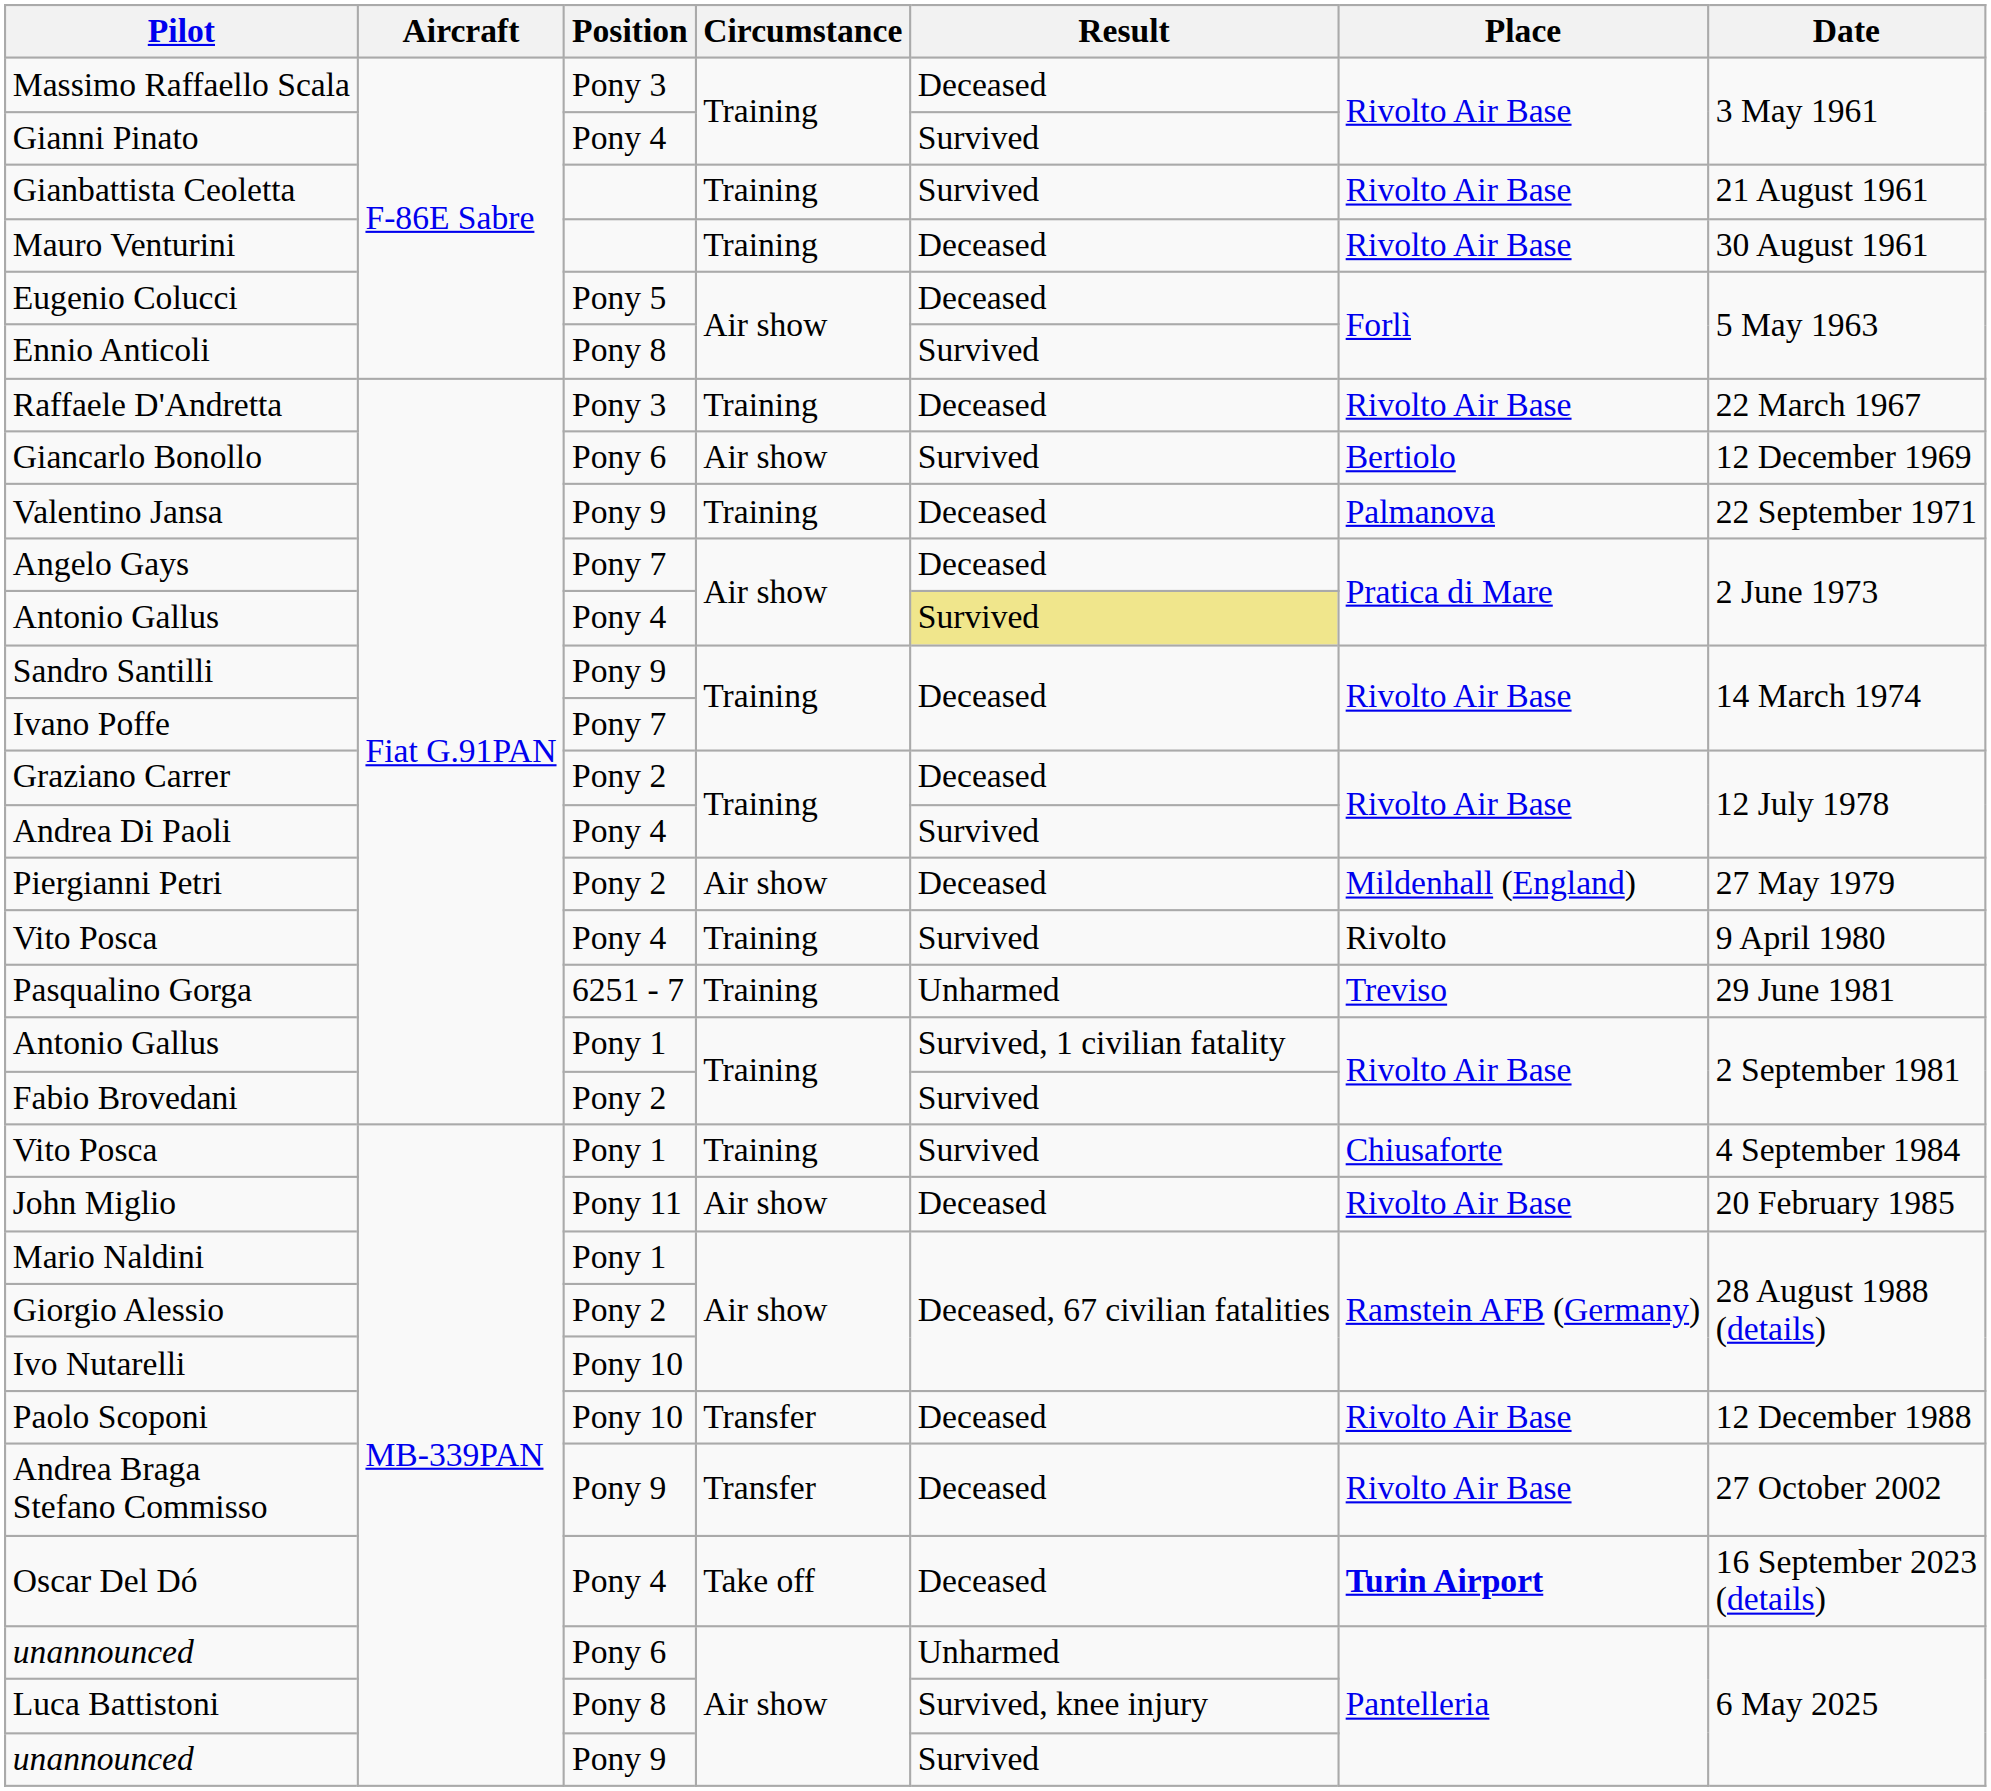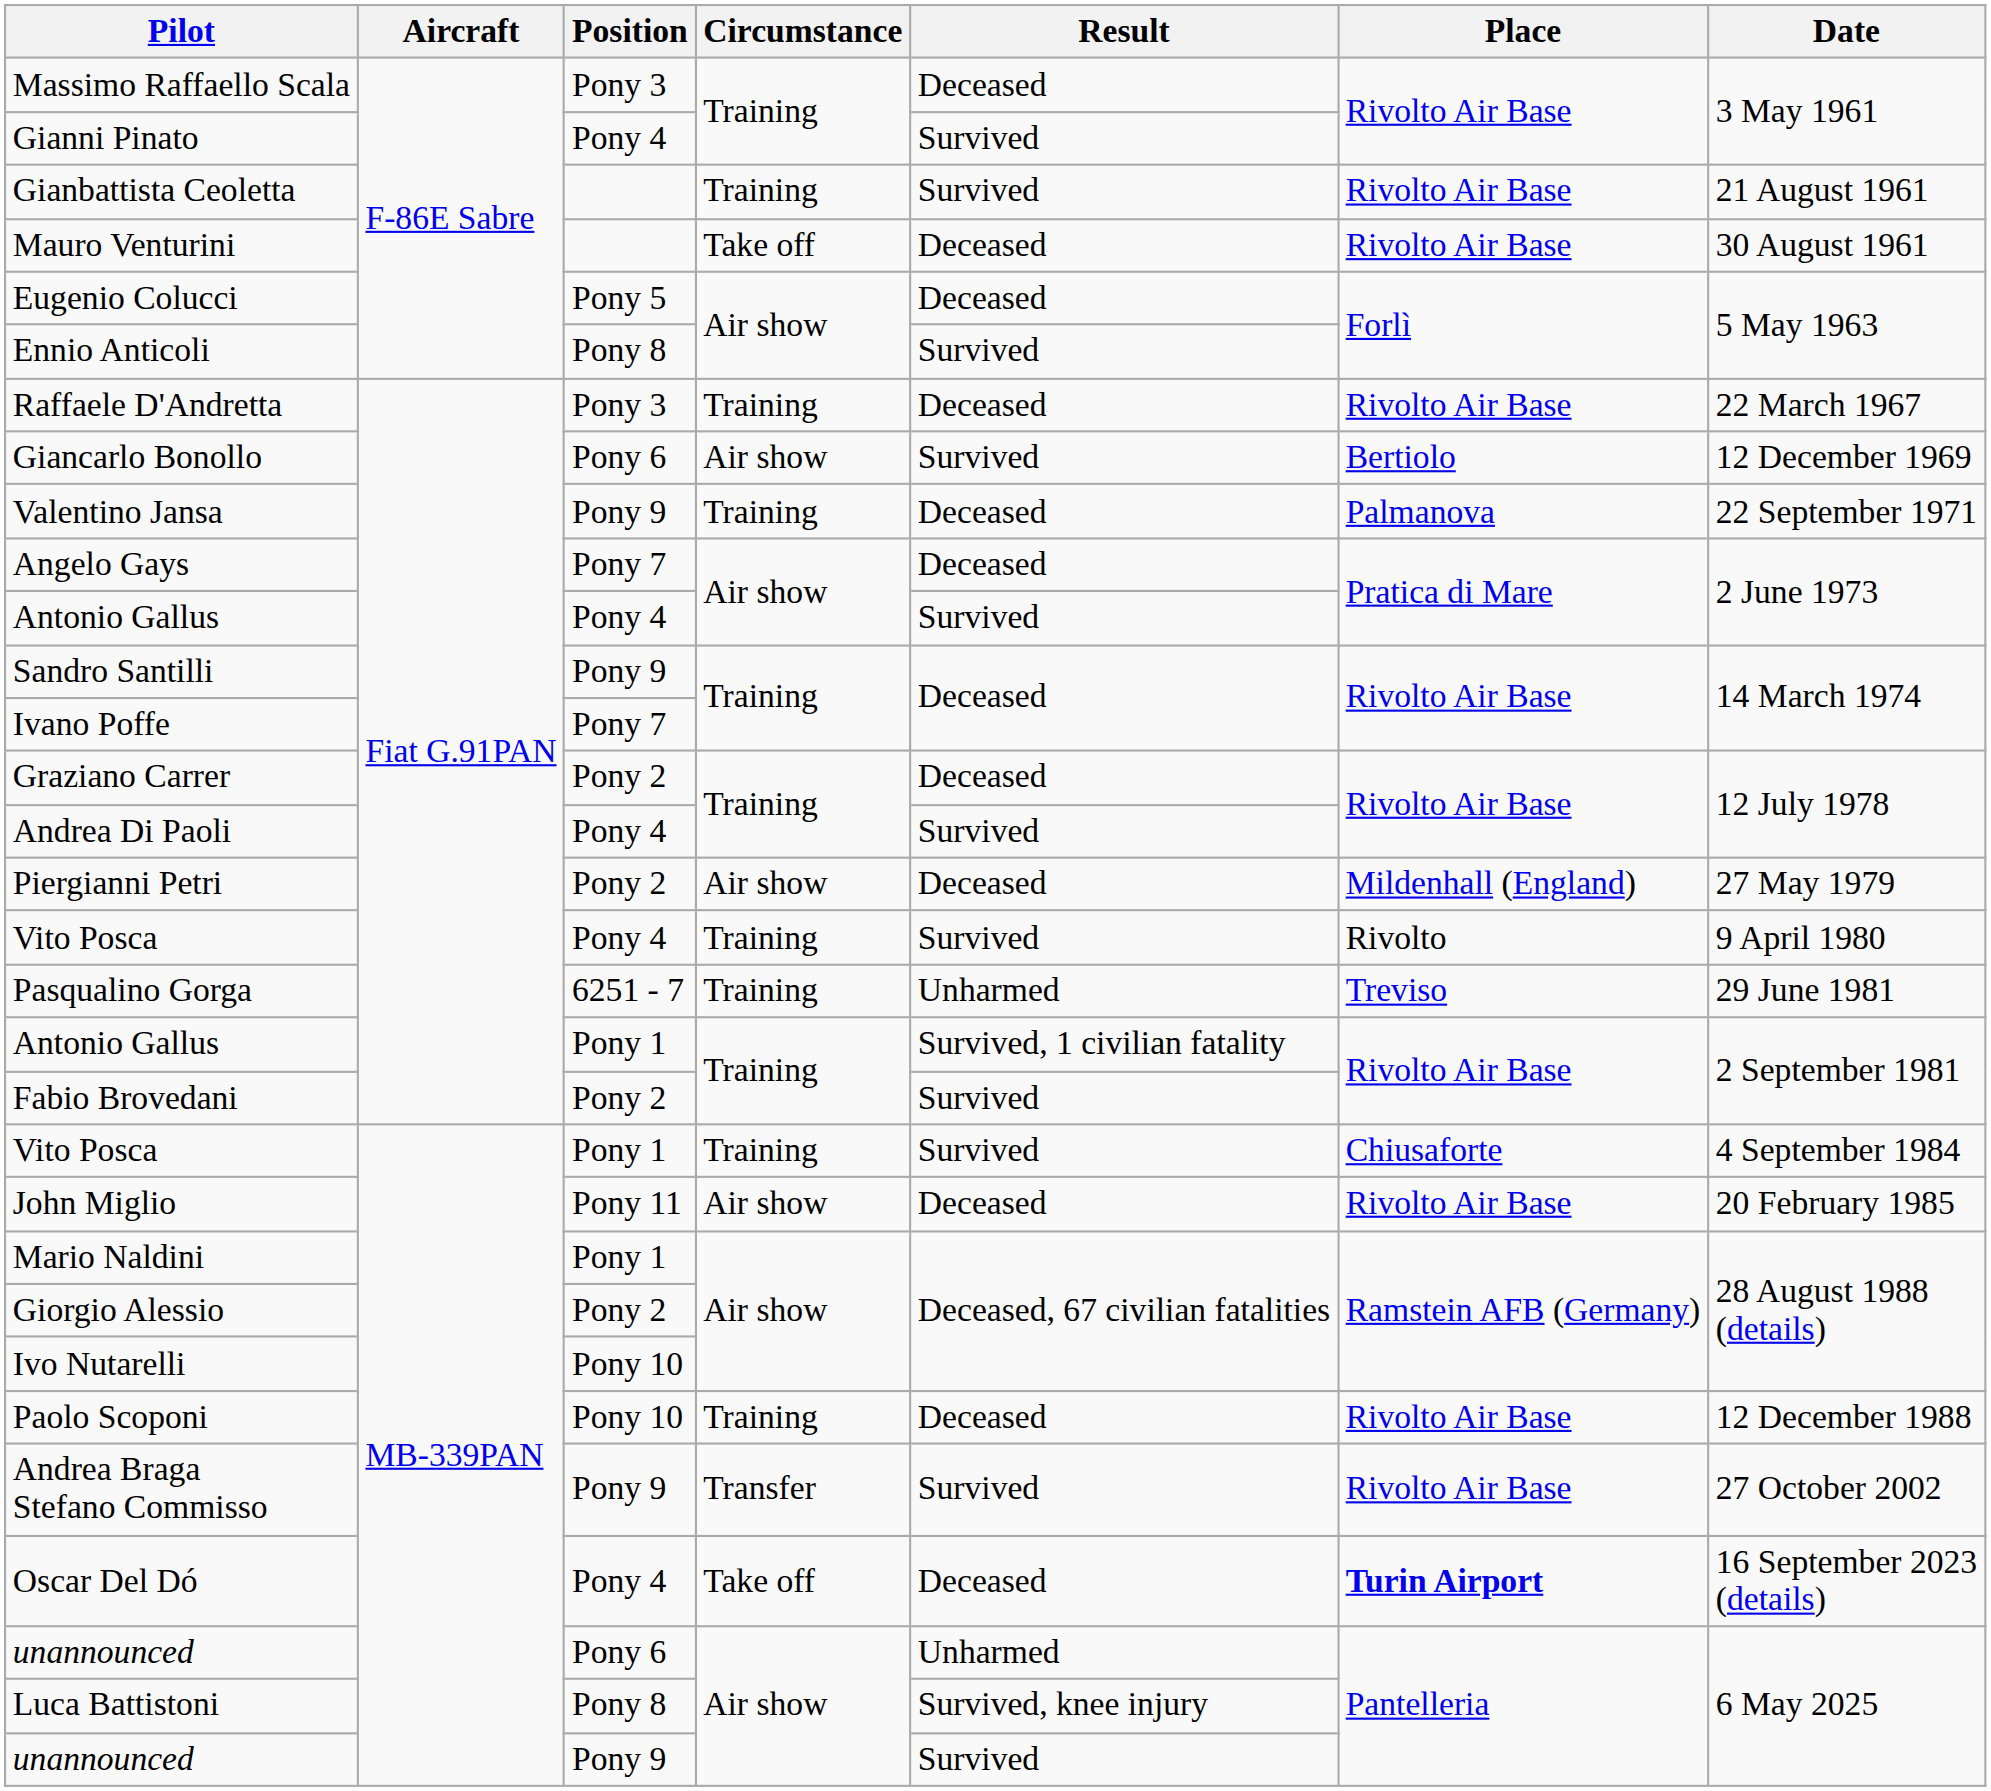(761, 244) Training -> (759, 244) Take off
(978, 617) khaki background -> (978, 617) no background
(760, 1416) Transfer -> (761, 1416) Training
(982, 1488) Deceased -> (978, 1488) Survived
